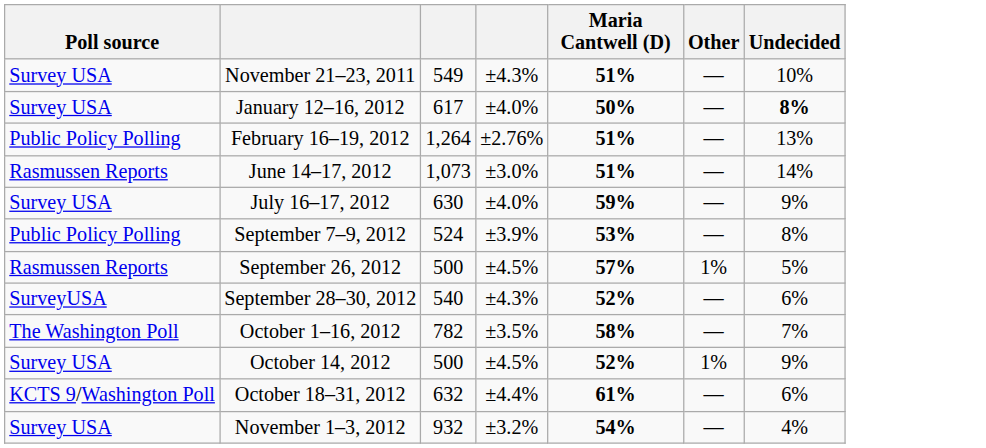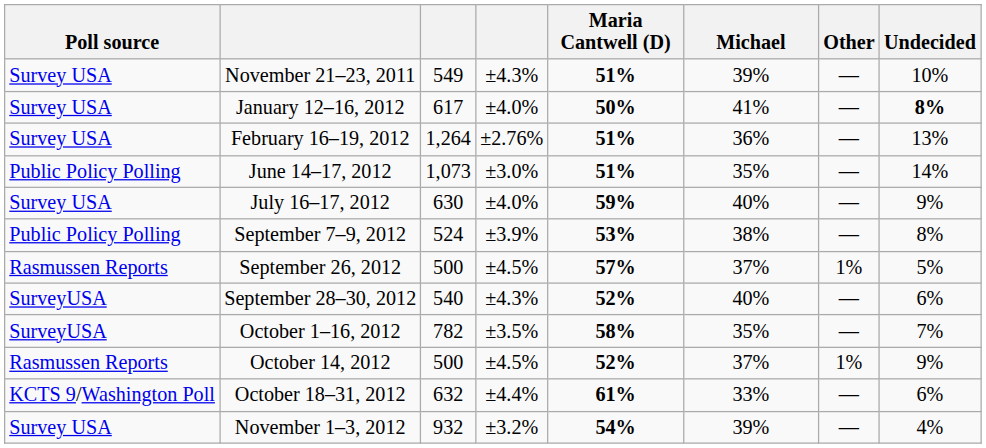+ column: (751, 43)
(95, 139) Public Policy Polling -> (61, 139) Survey USA
(89, 171) Rasmussen Reports -> (95, 171) Public Policy Polling
(94, 330) The Washington Poll -> (58, 330) SurveyUSA
(61, 362) Survey USA -> (89, 362) Rasmussen Reports
